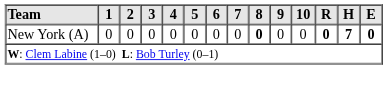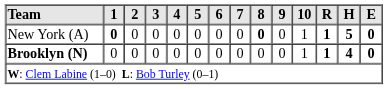(109, 34) normal -> (114, 34) bold
(303, 34) 0 -> (304, 34) 1
(326, 34) 0 -> (327, 34) 1
(349, 34) 7 -> (349, 34) 5
+ row: (47, 53)
